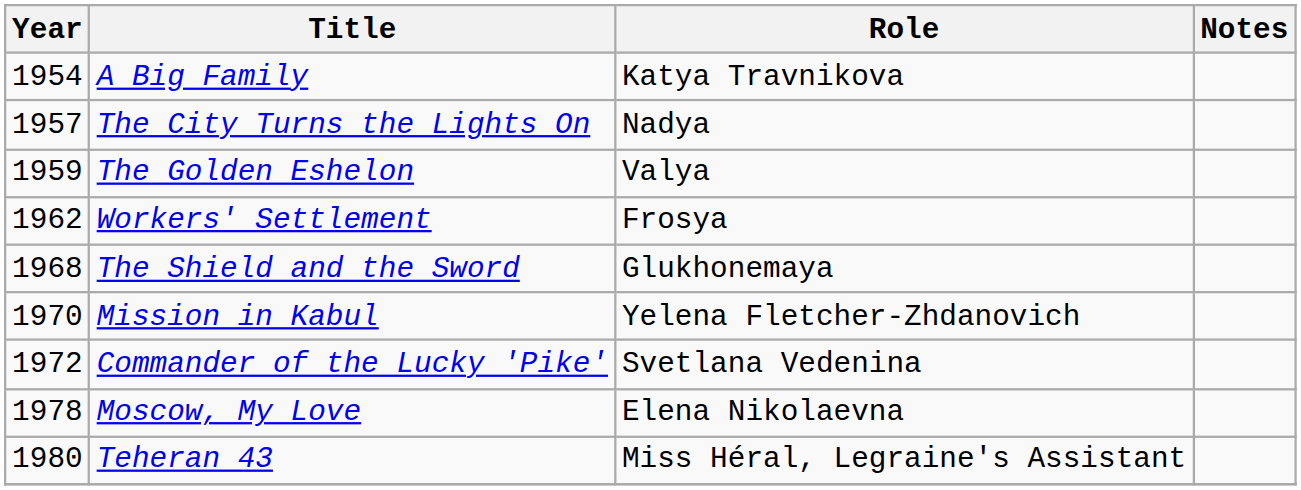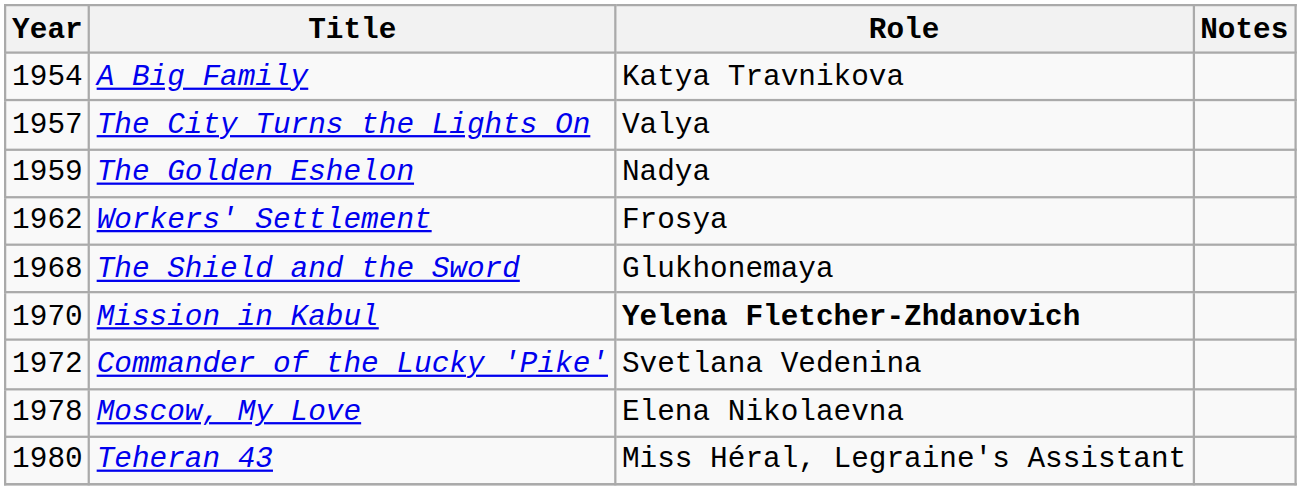(666, 125) Nadya -> (666, 125) Valya
(666, 173) Valya -> (666, 173) Nadya
(851, 316) normal -> (851, 316) bold
